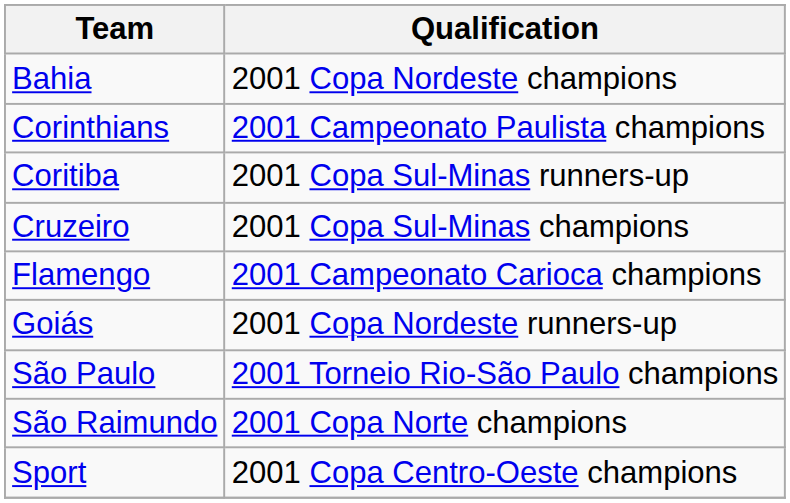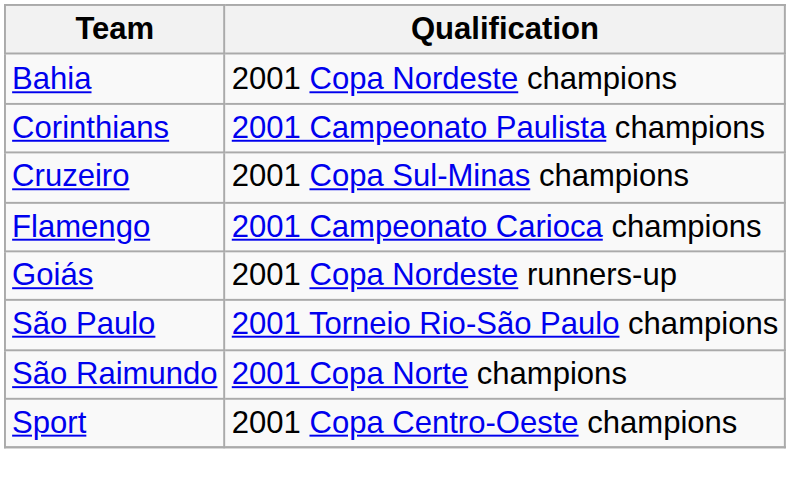- row: (66, 176)
